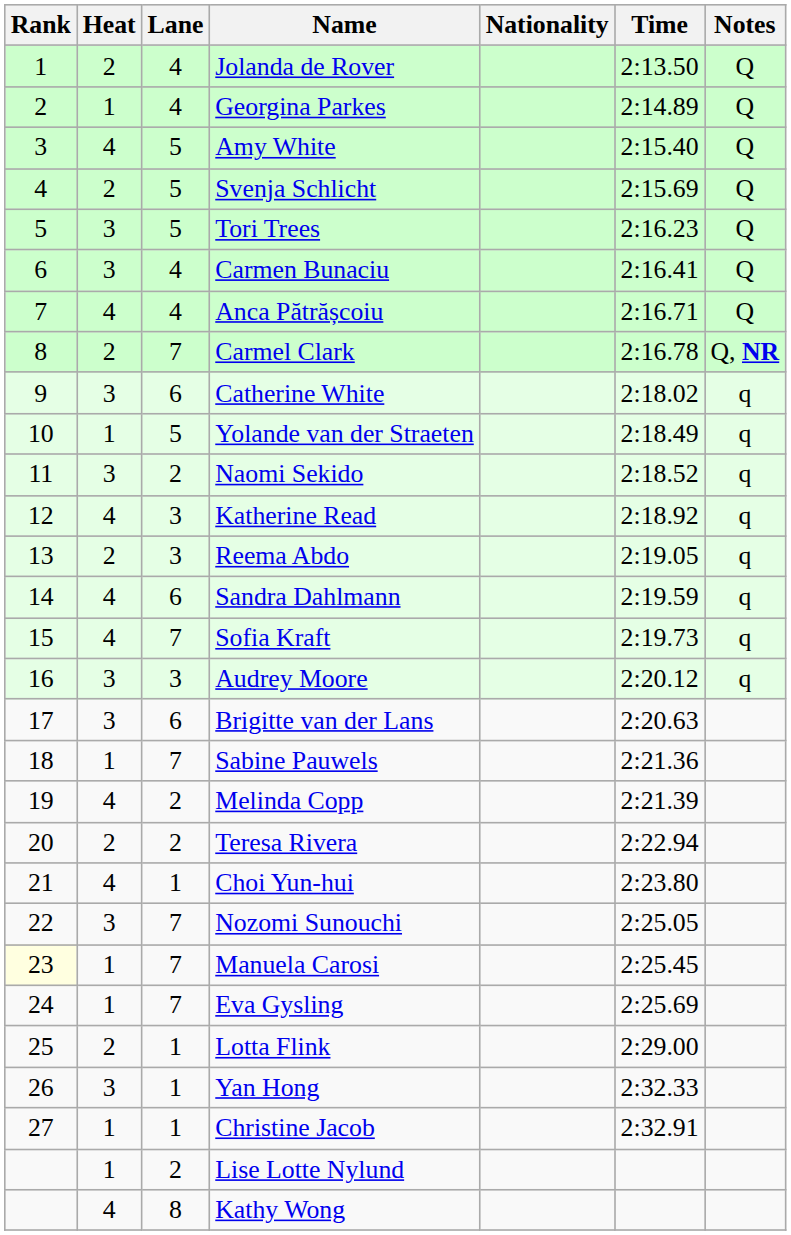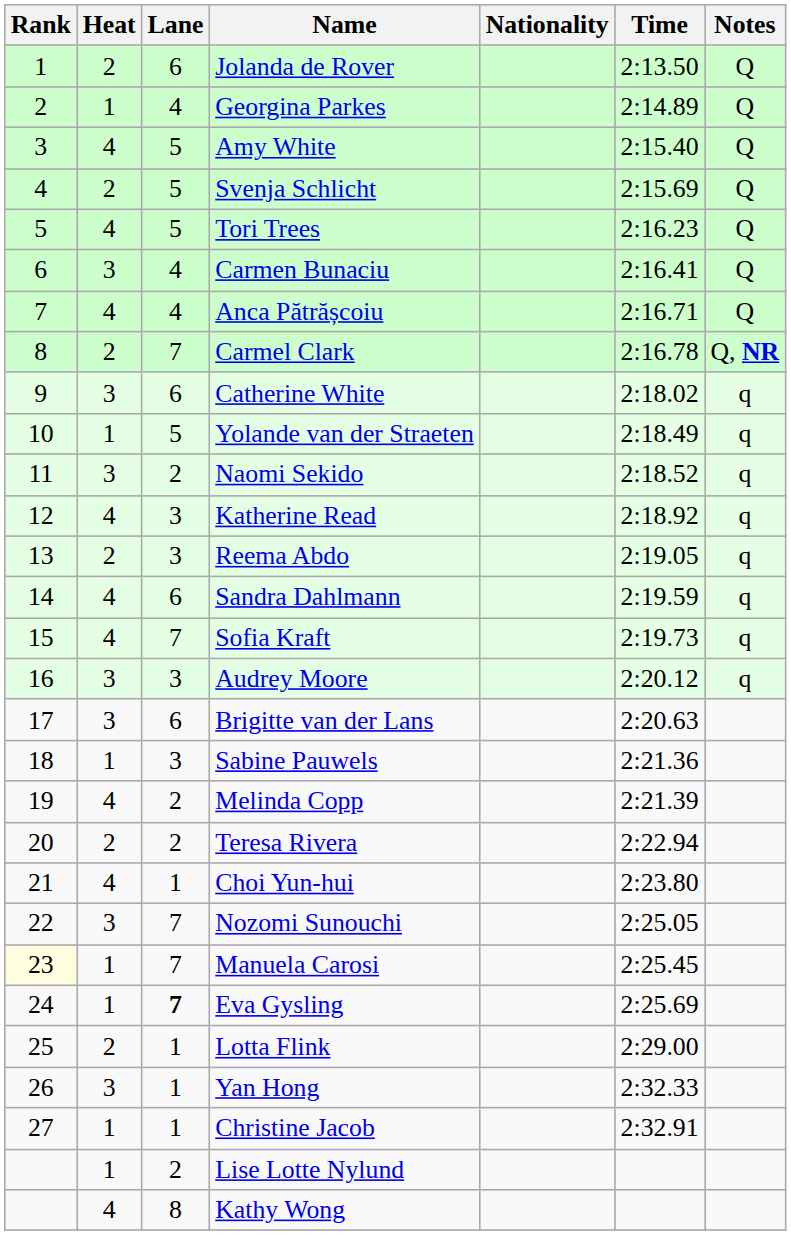(175, 65) 4 -> (175, 65) 6
(109, 229) 3 -> (109, 229) 4
(175, 760) 7 -> (175, 760) 3
(175, 1005) normal -> (175, 1005) bold
